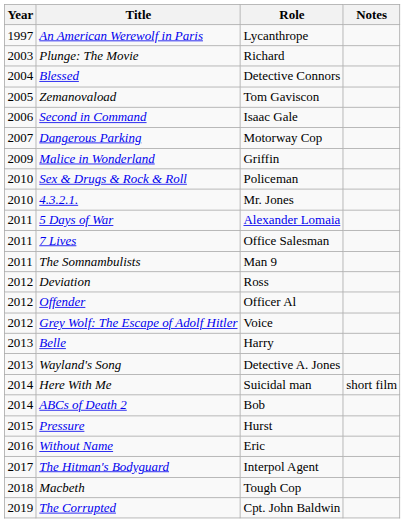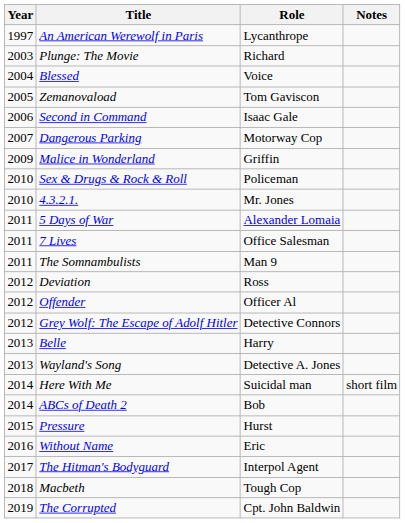(292, 76) Detective Connors -> (258, 76) Voice
(258, 323) Voice -> (292, 323) Detective Connors
